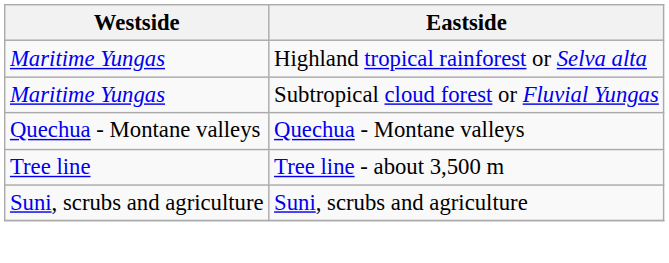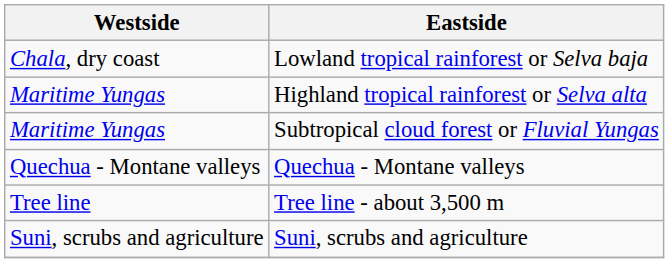+ row: (461, 58)
